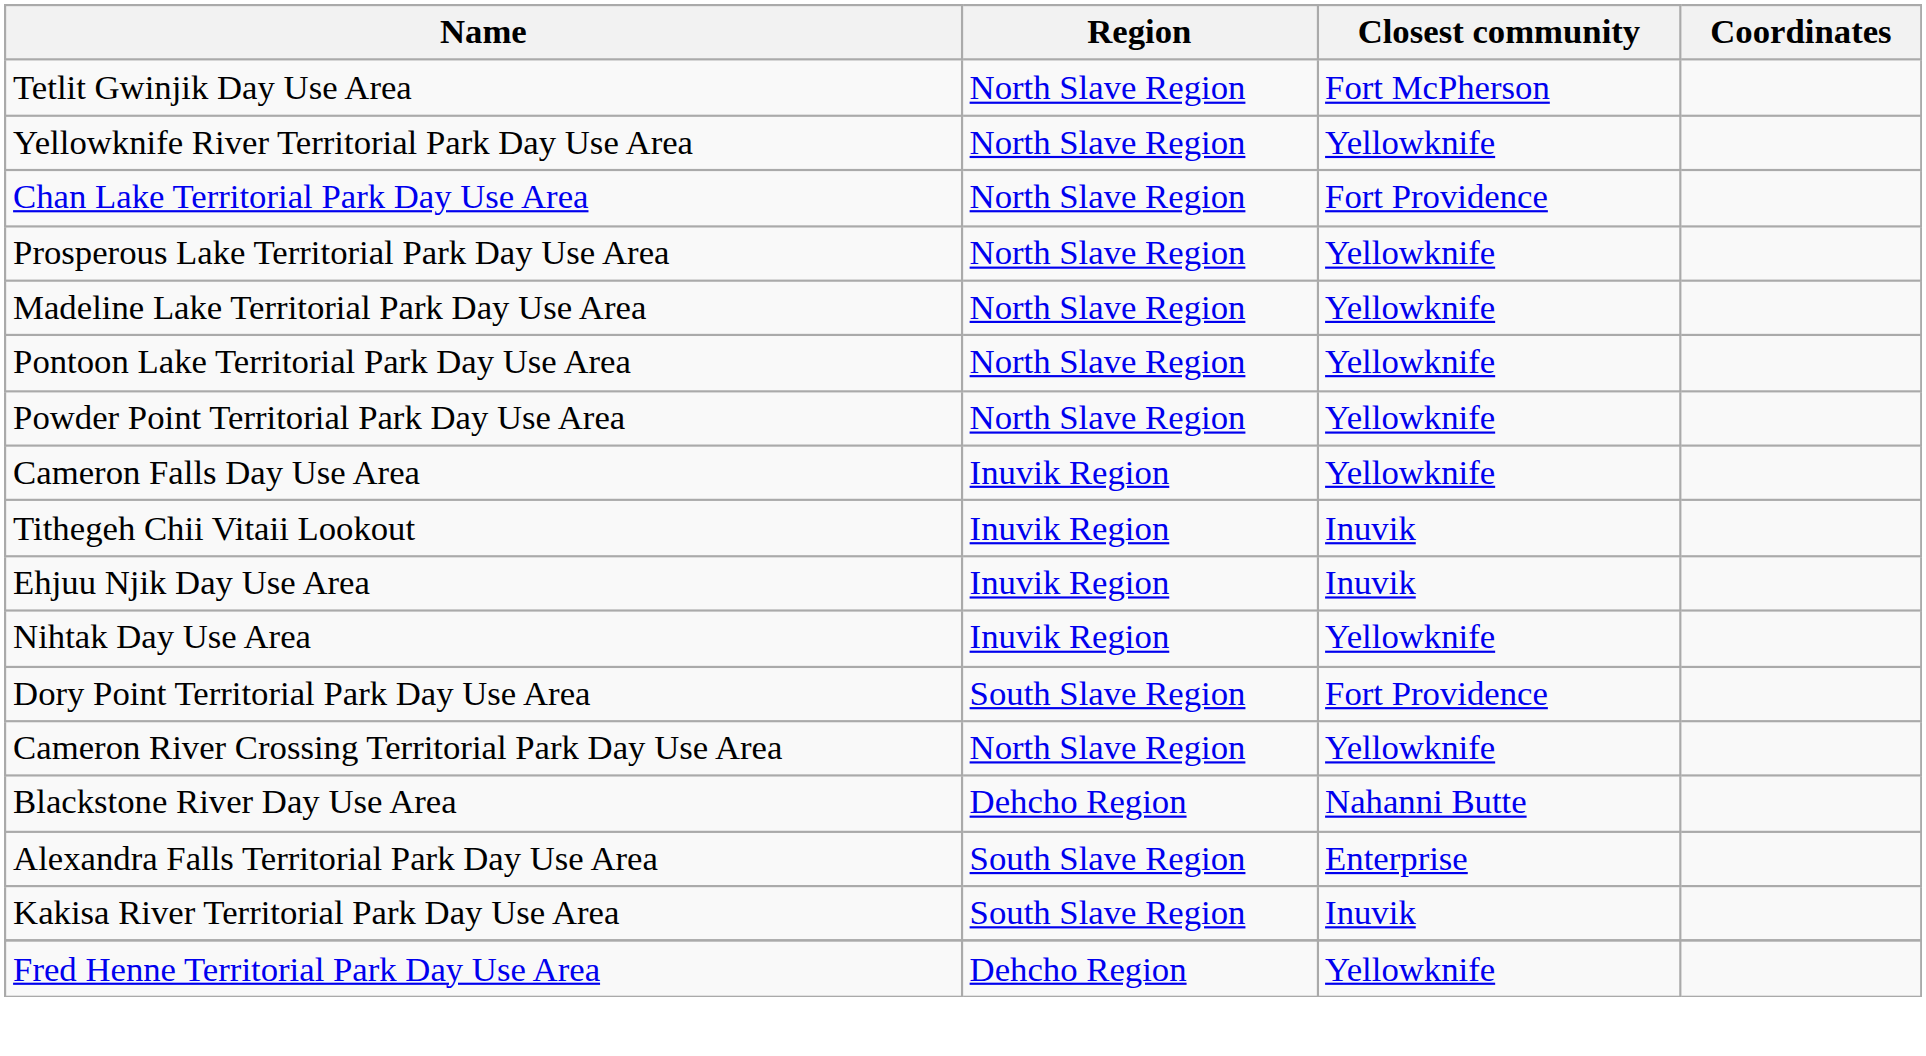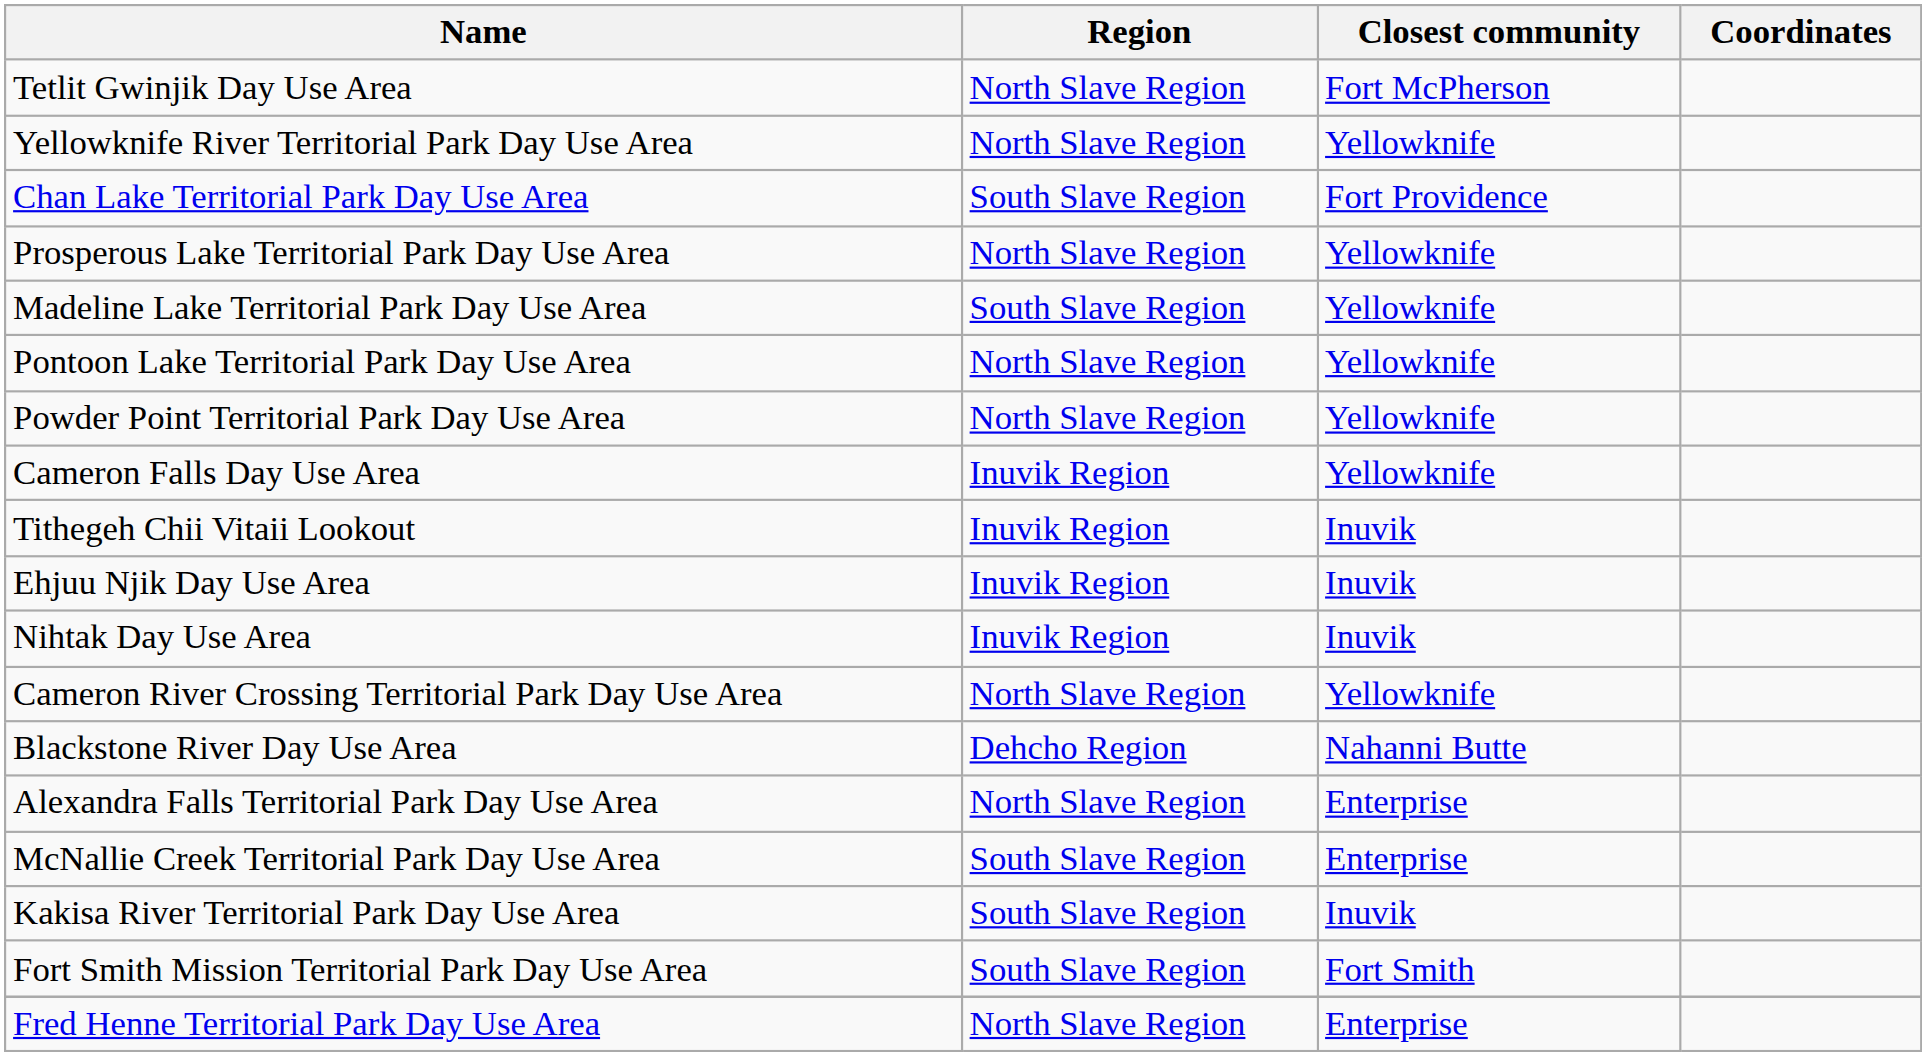(1108, 197) North Slave Region -> (1108, 197) South Slave Region
(1108, 307) North Slave Region -> (1108, 307) South Slave Region
(1410, 637) Yellowknife -> (1370, 637) Inuvik
- row: (302, 692)
(1108, 857) South Slave Region -> (1108, 802) North Slave Region
+ row: (336, 857)
+ row: (360, 968)
(1078, 968) Dehcho Region -> (1108, 1023) North Slave Region
(1410, 968) Yellowknife -> (1396, 1023) Enterprise
